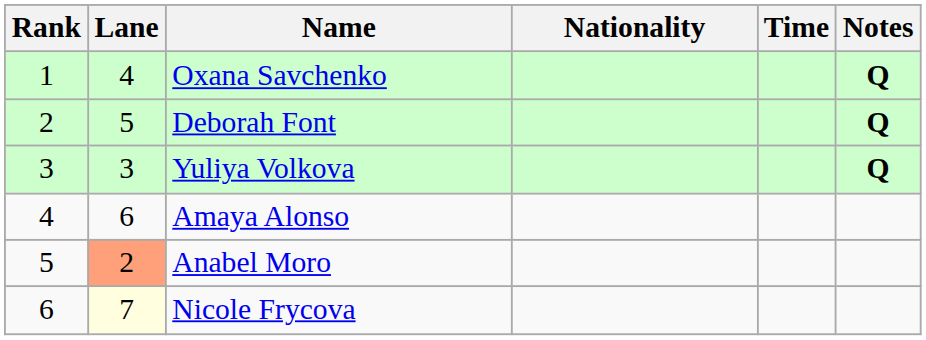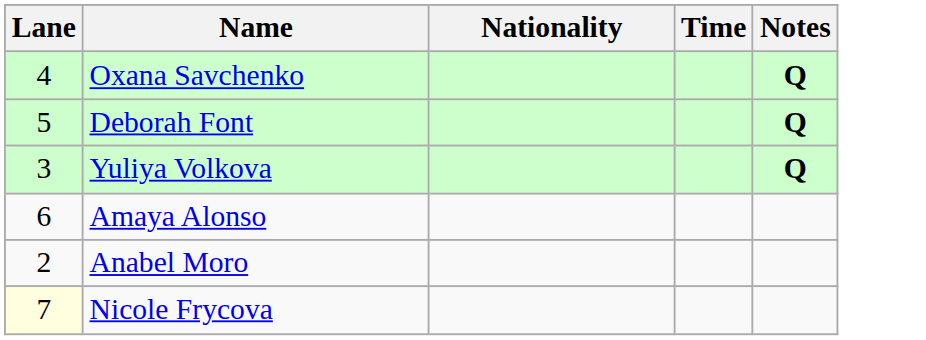- column: (46, 27)
(127, 262) lightsalmon background -> (44, 262) no background
